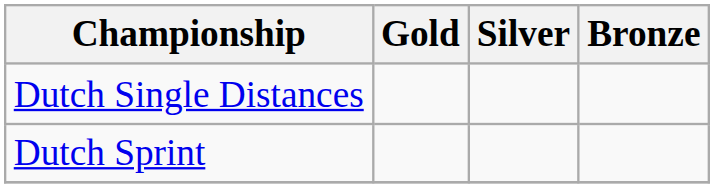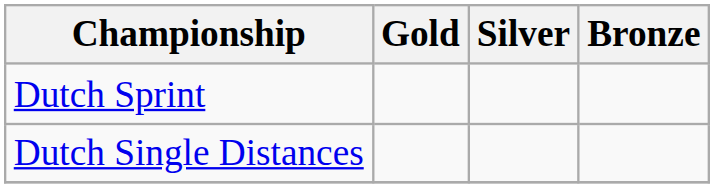rows swapped: (189, 93) <-> (110, 152)
